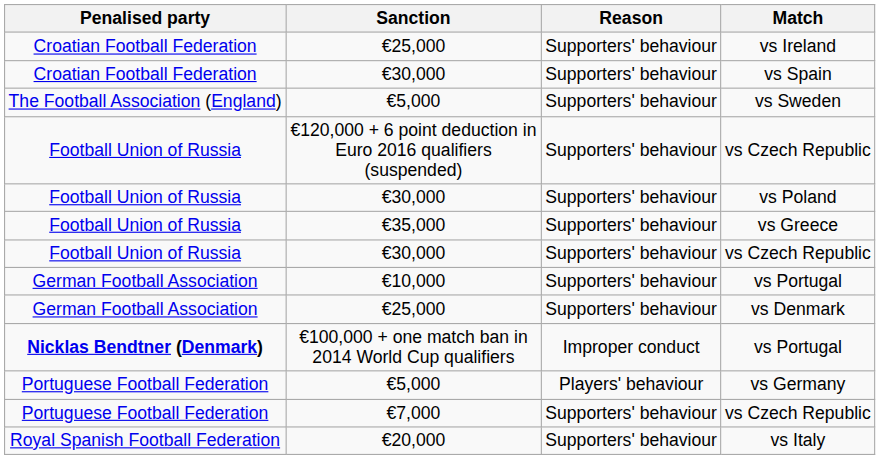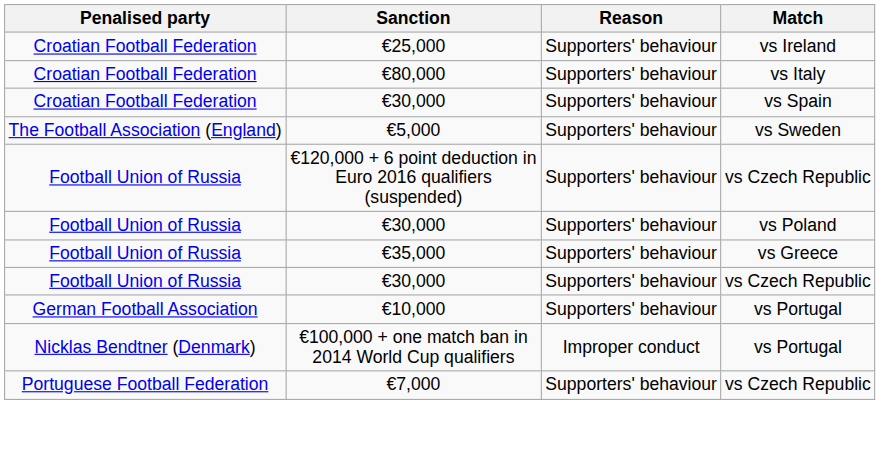+ row: (413, 74)
- row: (413, 309)
(145, 347) bold -> (145, 347) normal
- row: (413, 384)
- row: (413, 440)
